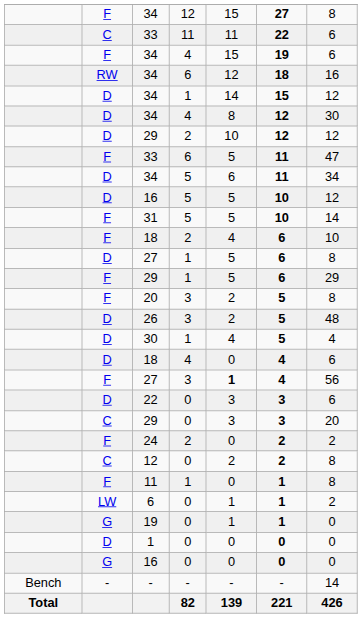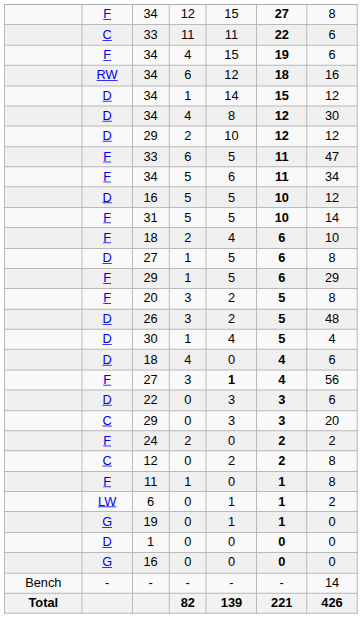(107, 177) D -> (107, 177) F
